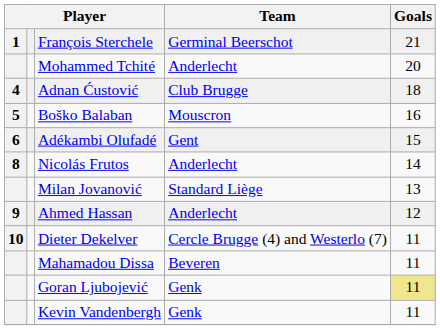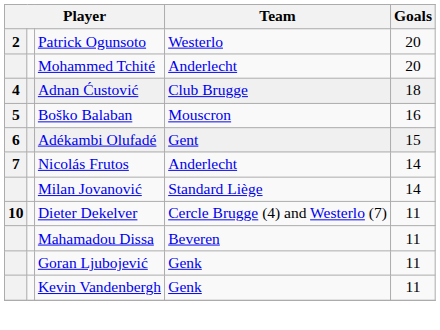- row: (95, 41)
+ row: (92, 41)
(16, 164) 8 -> (16, 164) 7
(413, 189) 13 -> (413, 189) 14
- row: (85, 213)
(413, 287) khaki background -> (413, 262) no background
